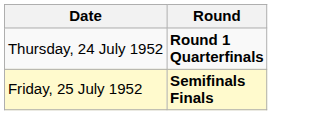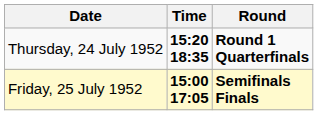+ column: (189, 16)
